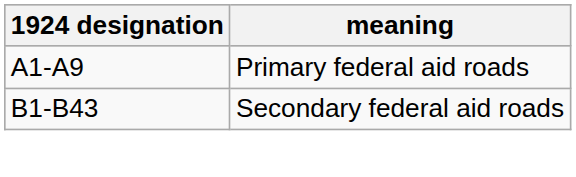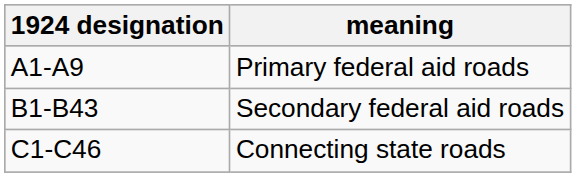+ row: (56, 150)
